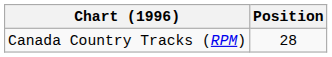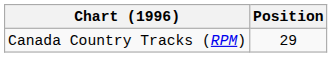(288, 40) 28 -> (288, 40) 29
